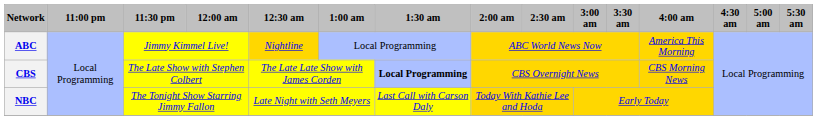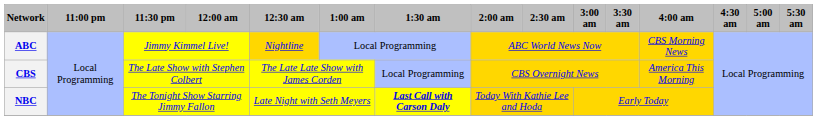(676, 46) America This Morning -> (676, 46) CBS Morning News
(423, 73) bold -> (423, 73) normal
(676, 73) CBS Morning News -> (676, 73) America This Morning
(423, 101) normal -> (423, 101) bold
